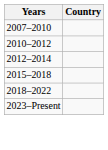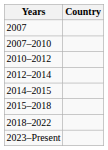+ row: (17, 28)
+ row: (29, 91)
